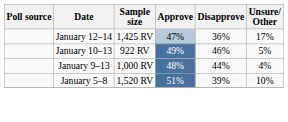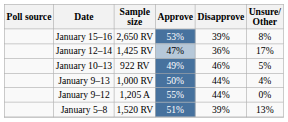+ row: (84, 36)
(175, 66) 48% -> (175, 80) 50%
+ row: (84, 95)
(265, 80) 10% -> (265, 110) 13%
